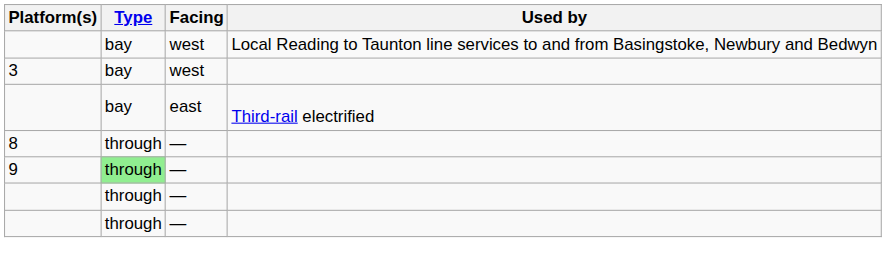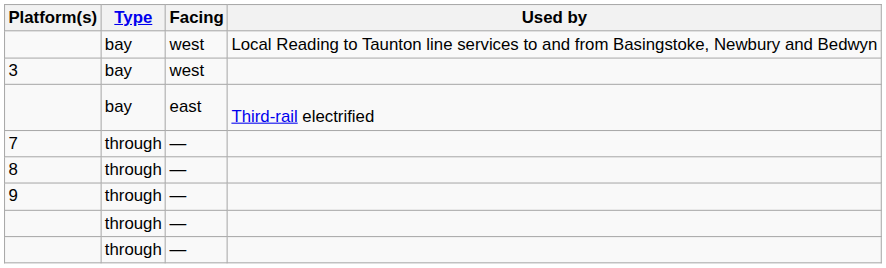+ row: (13, 143)
(133, 169) lightgreen background -> (133, 196) no background
